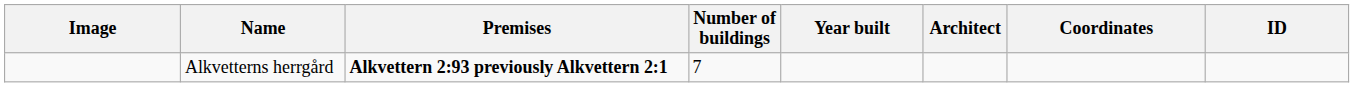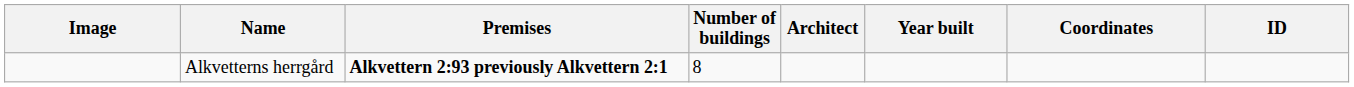columns swapped: (852, 28) <-> (965, 28)
(697, 67) 7 -> (697, 67) 8
